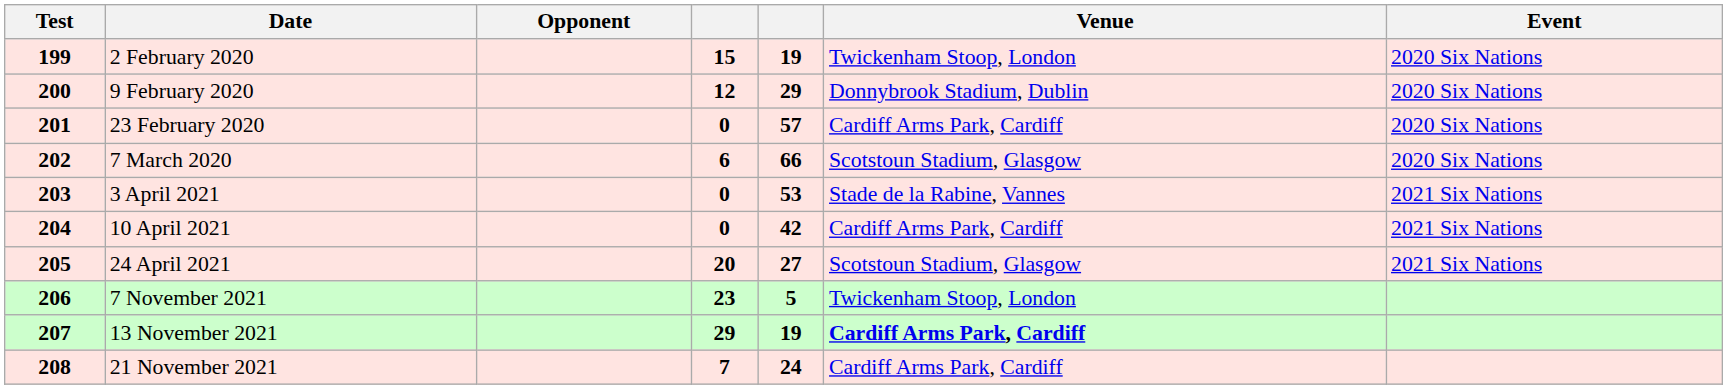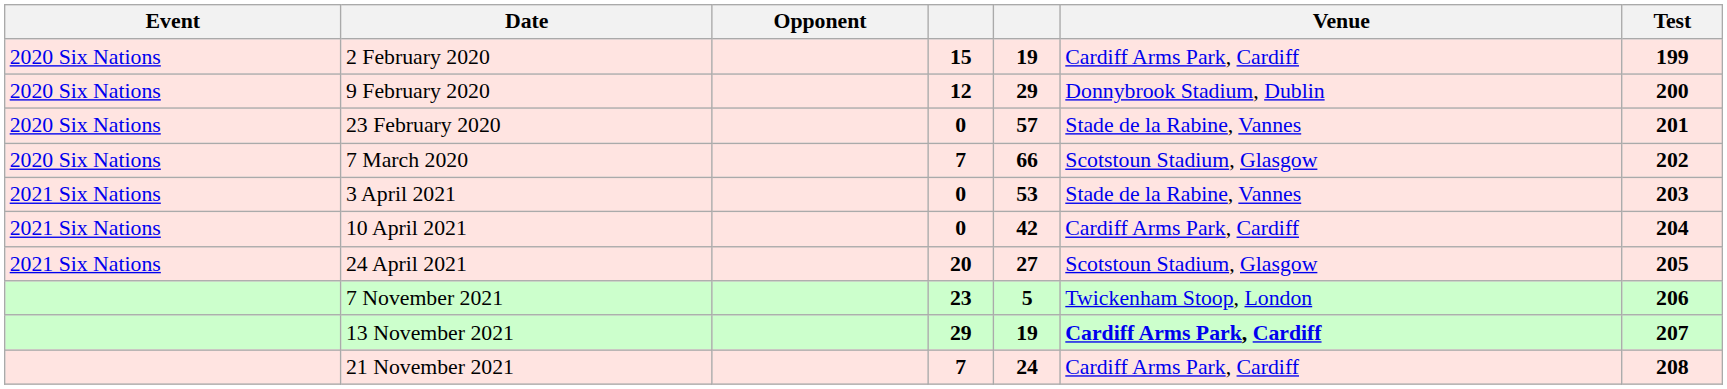columns swapped: (55, 21) <-> (1554, 21)
(952, 56) Twickenham Stoop, London -> (1182, 56) Cardiff Arms Park, Cardiff
(946, 125) Cardiff Arms Park, Cardiff -> (1183, 125) Stade de la Rabine, Vannes
(725, 159) 6 -> (961, 159) 7
